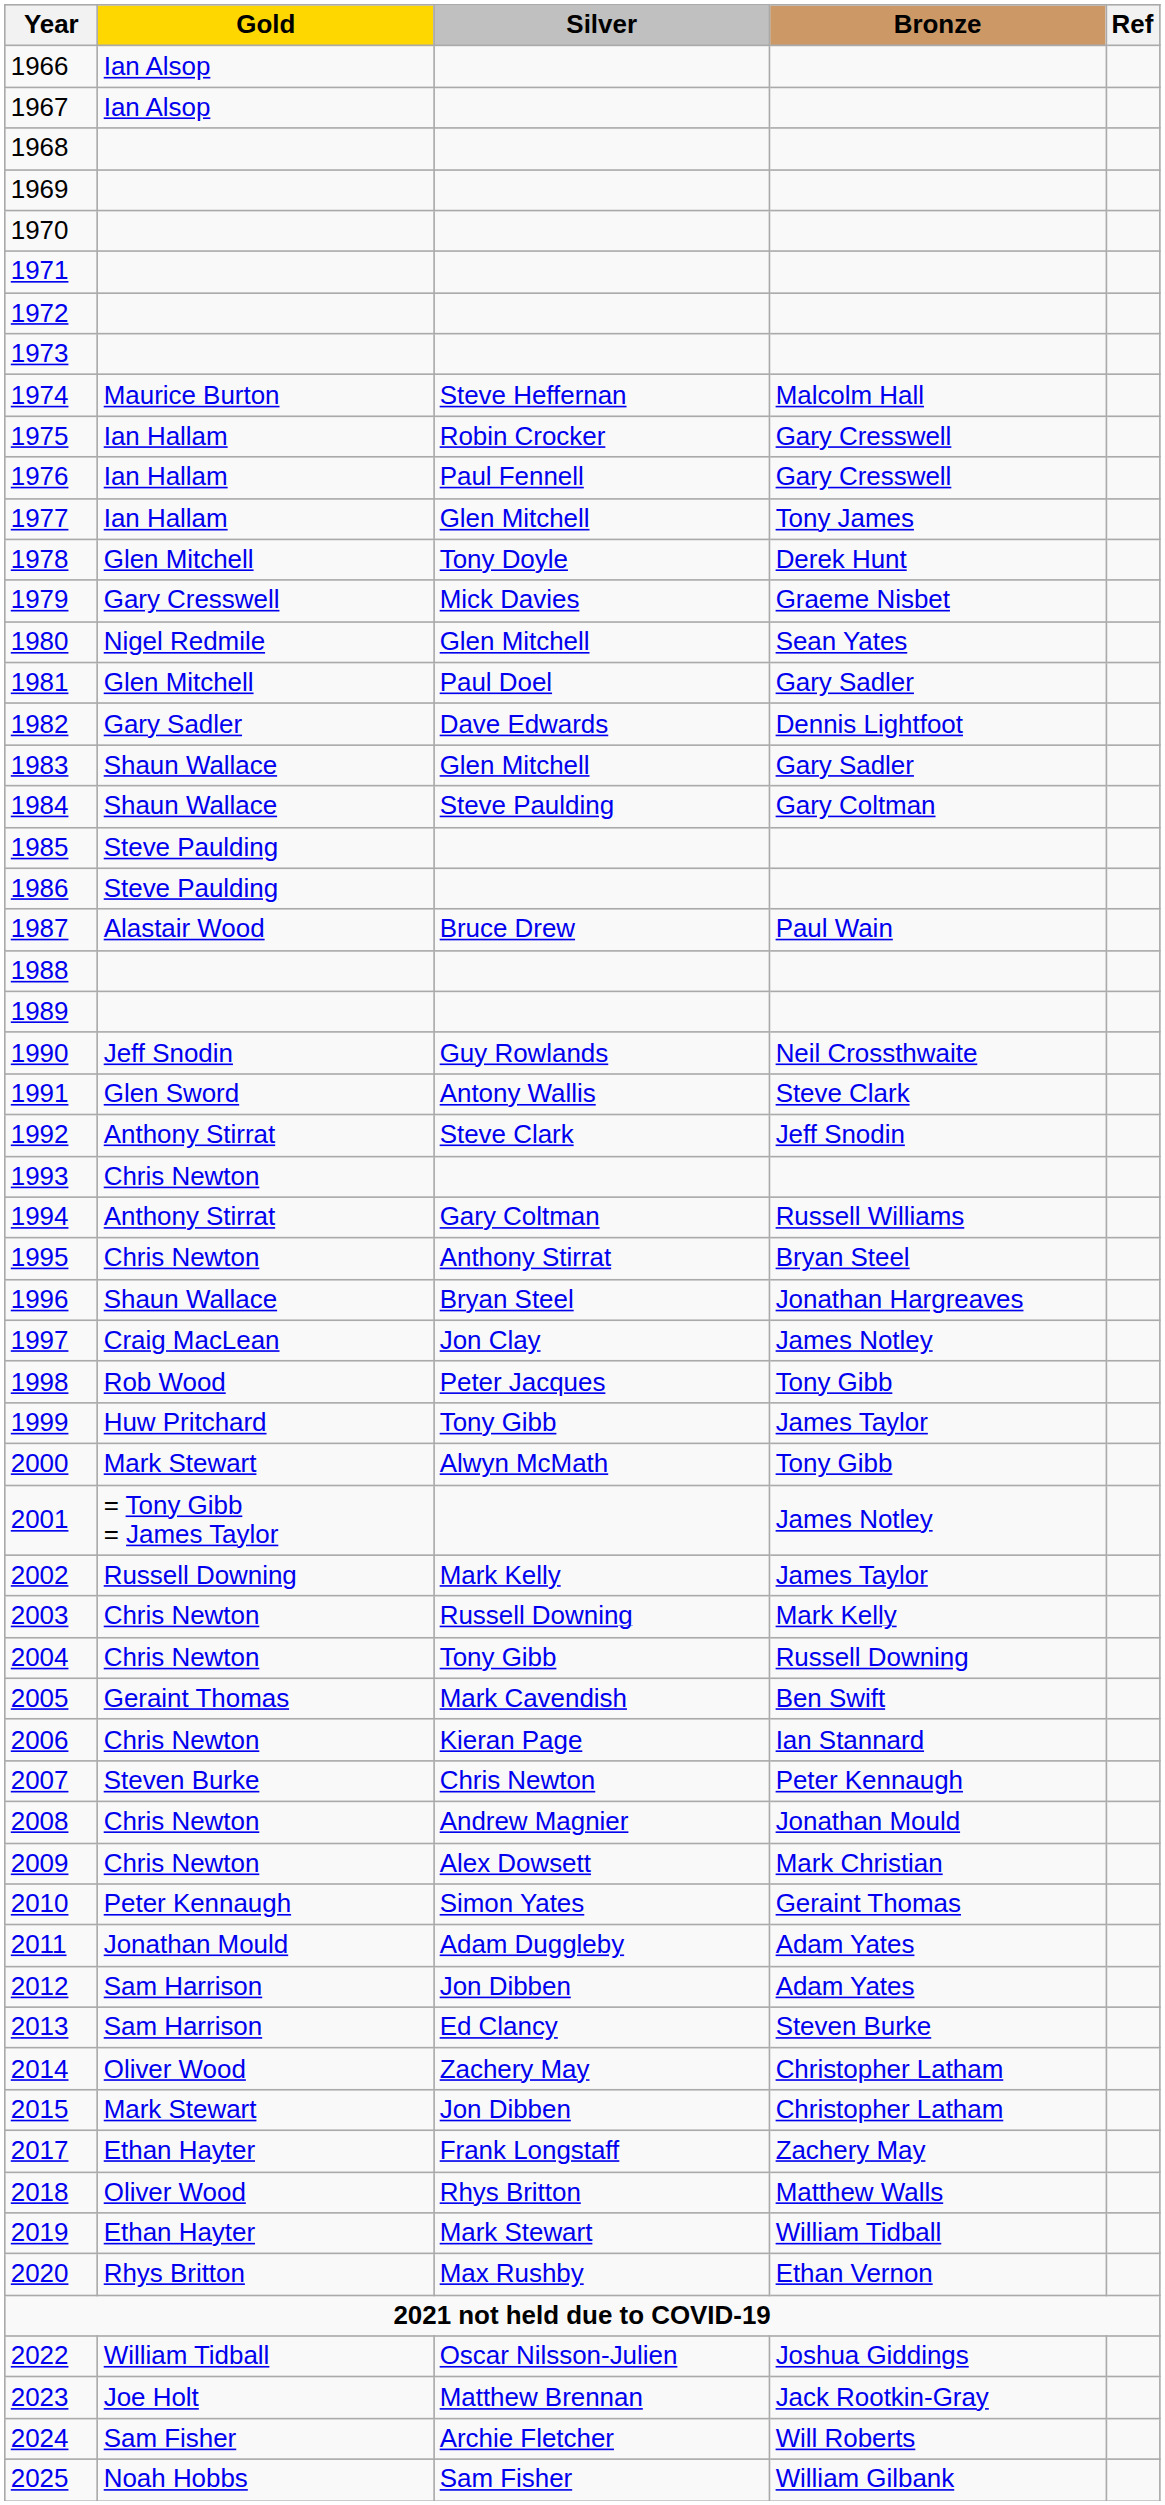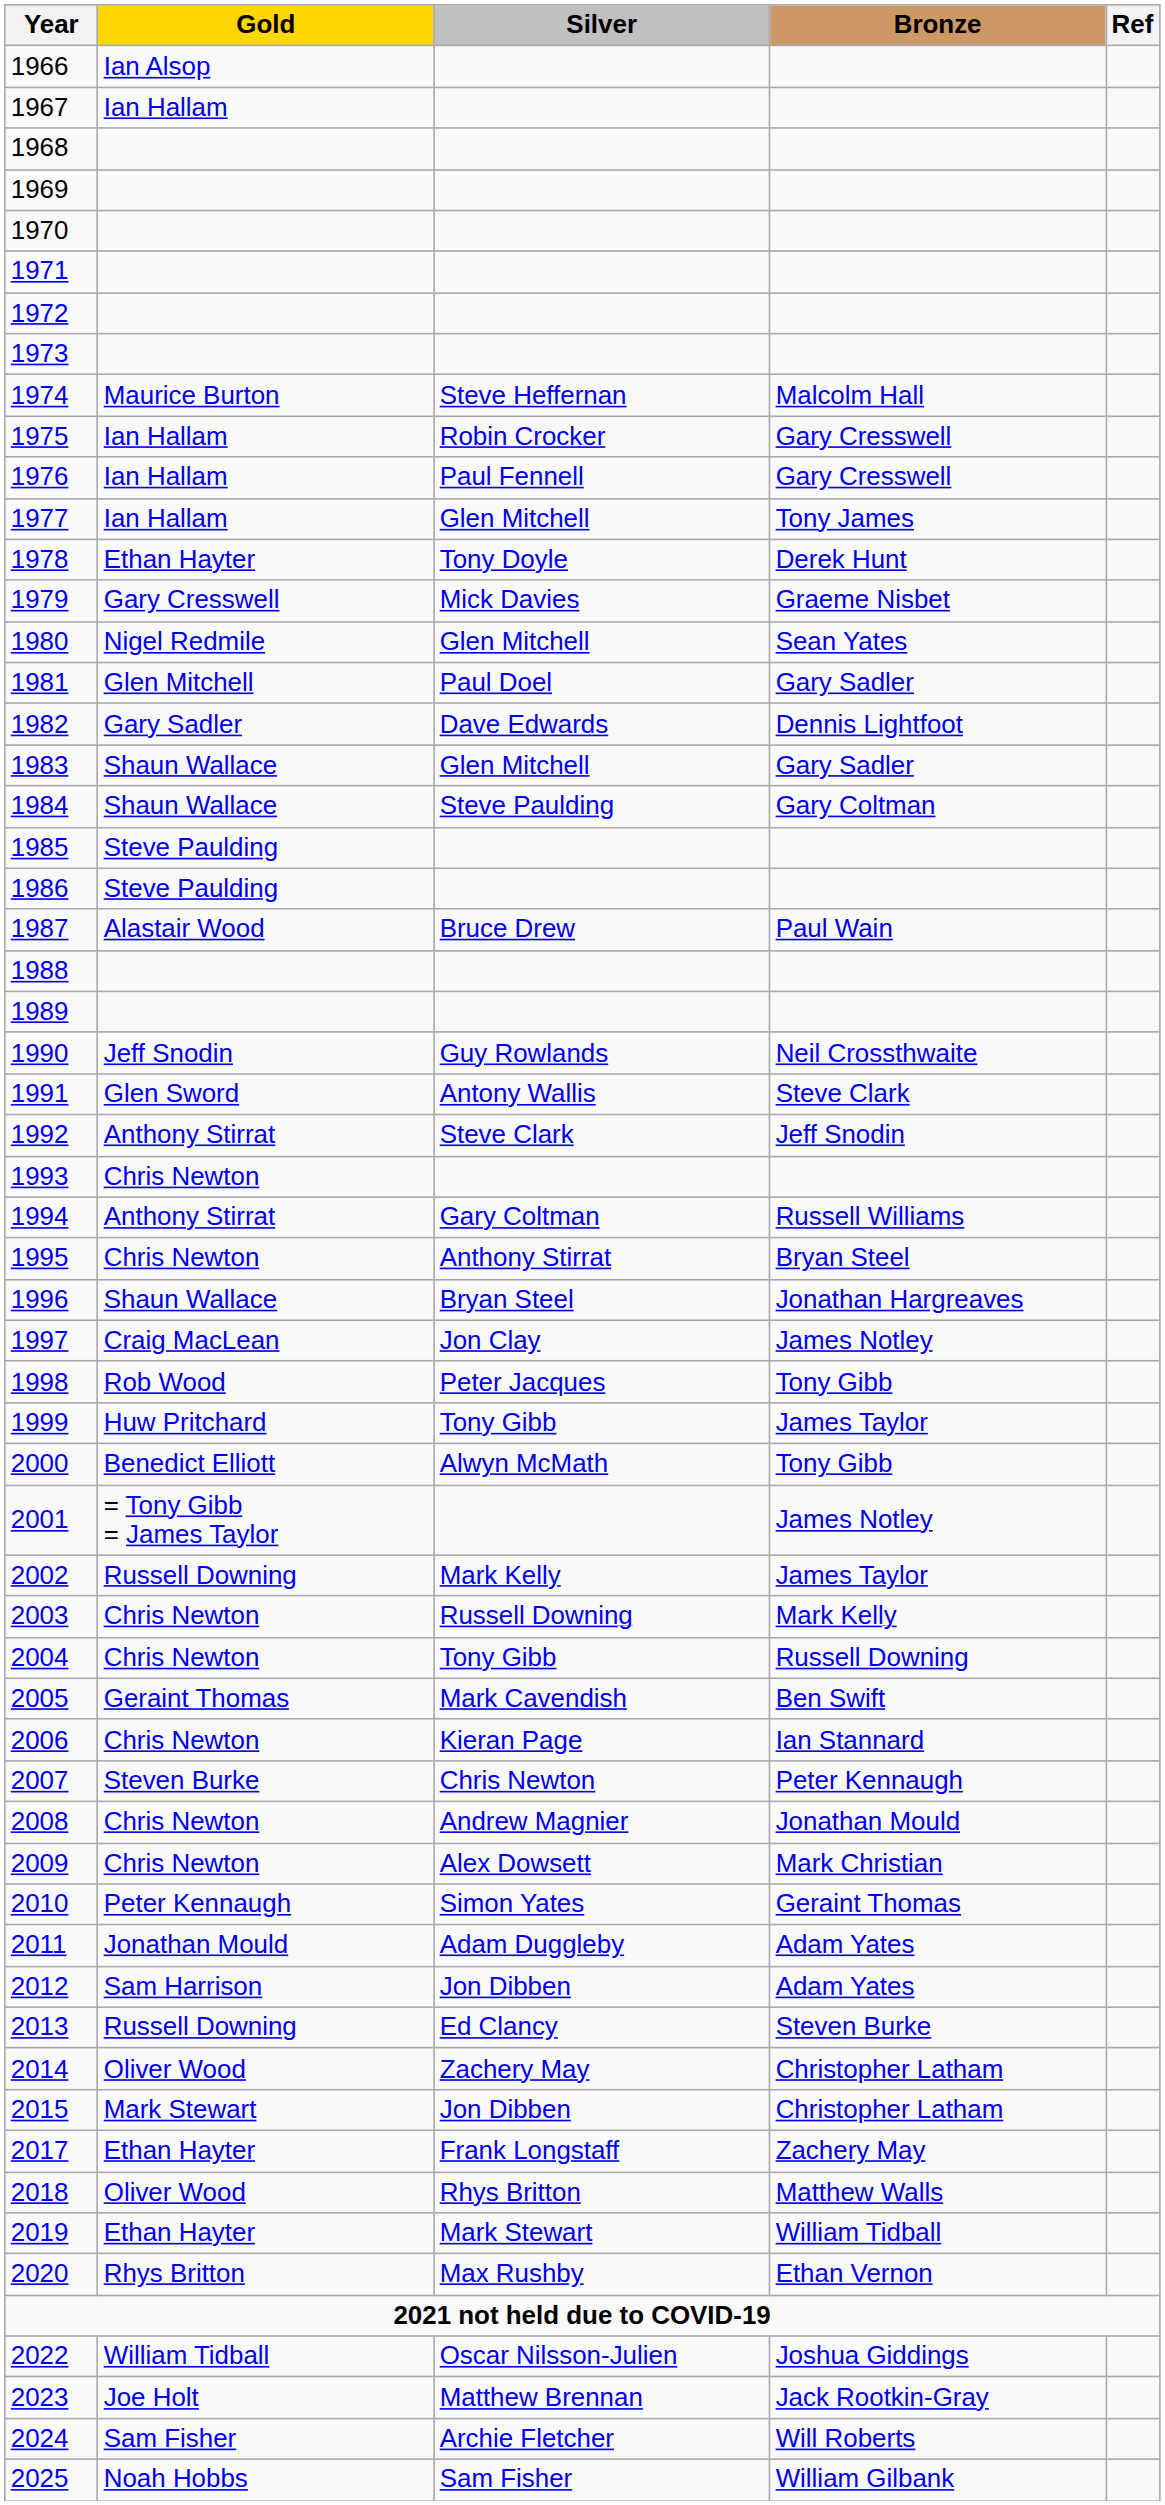(157, 107) Ian Alsop -> (166, 107) Ian Hallam
(179, 559) Glen Mitchell -> (179, 559) Ethan Hayter
(180, 1463) Mark Stewart -> (189, 1463) Benedict Elliott
(183, 2027) Sam Harrison -> (200, 2027) Russell Downing
